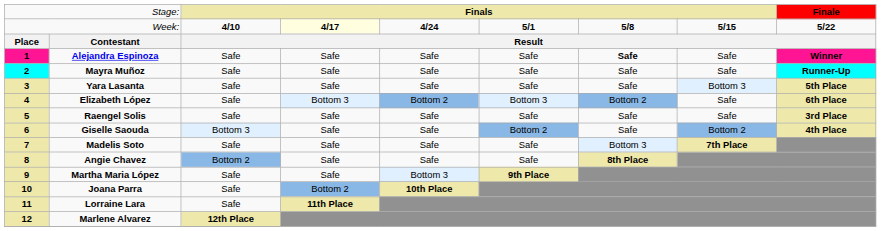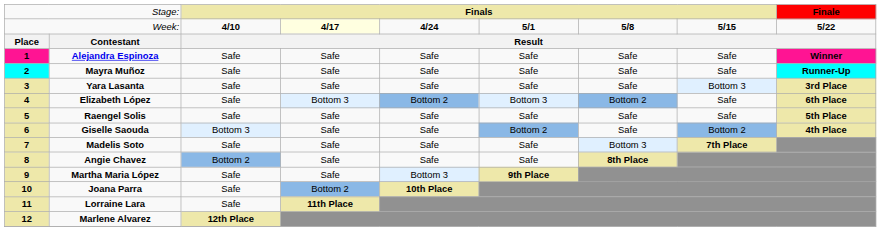(628, 56) bold -> (628, 56) normal
(826, 85) 5th Place -> (826, 85) 3rd Place
(826, 115) 3rd Place -> (826, 115) 5th Place
